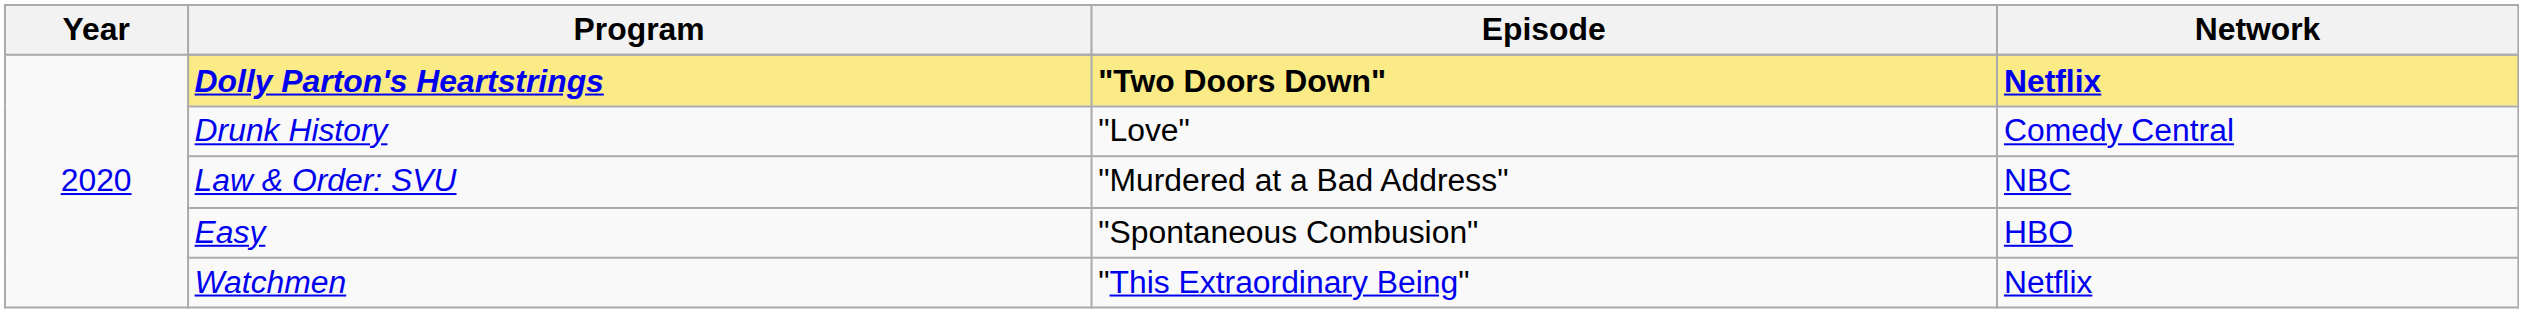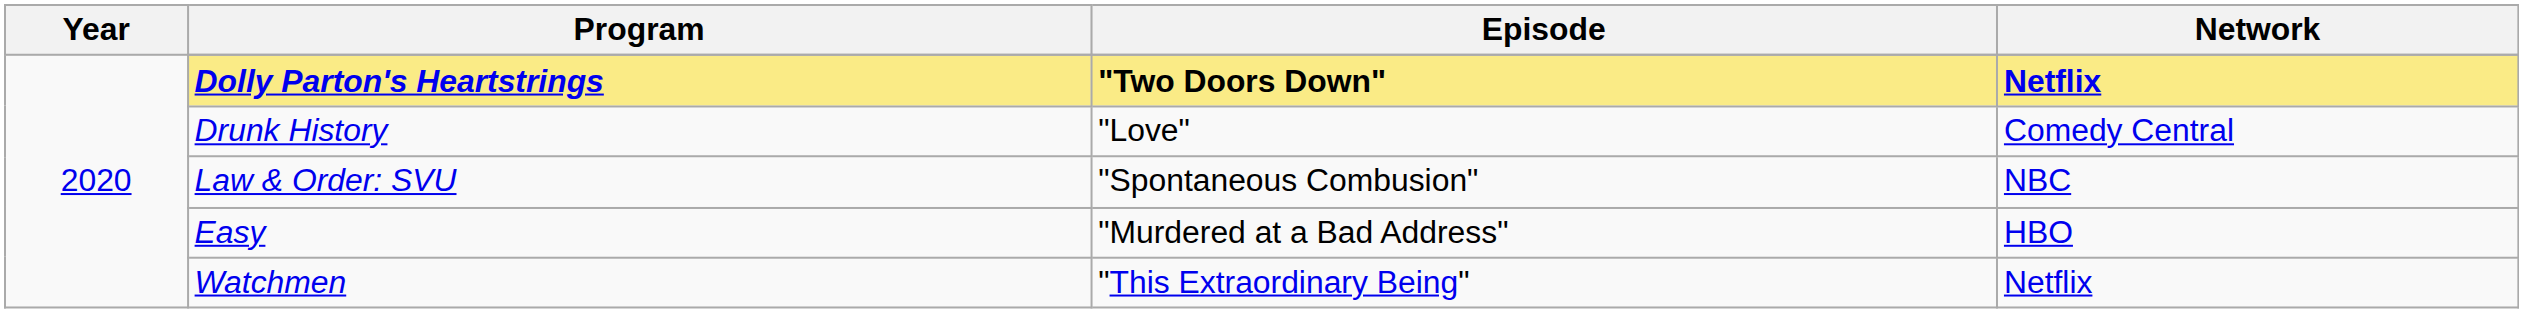(1303, 181) "Murdered at a Bad Address" -> (1288, 181) "Spontaneous Combusion"
(1288, 231) "Spontaneous Combusion" -> (1303, 231) "Murdered at a Bad Address"
